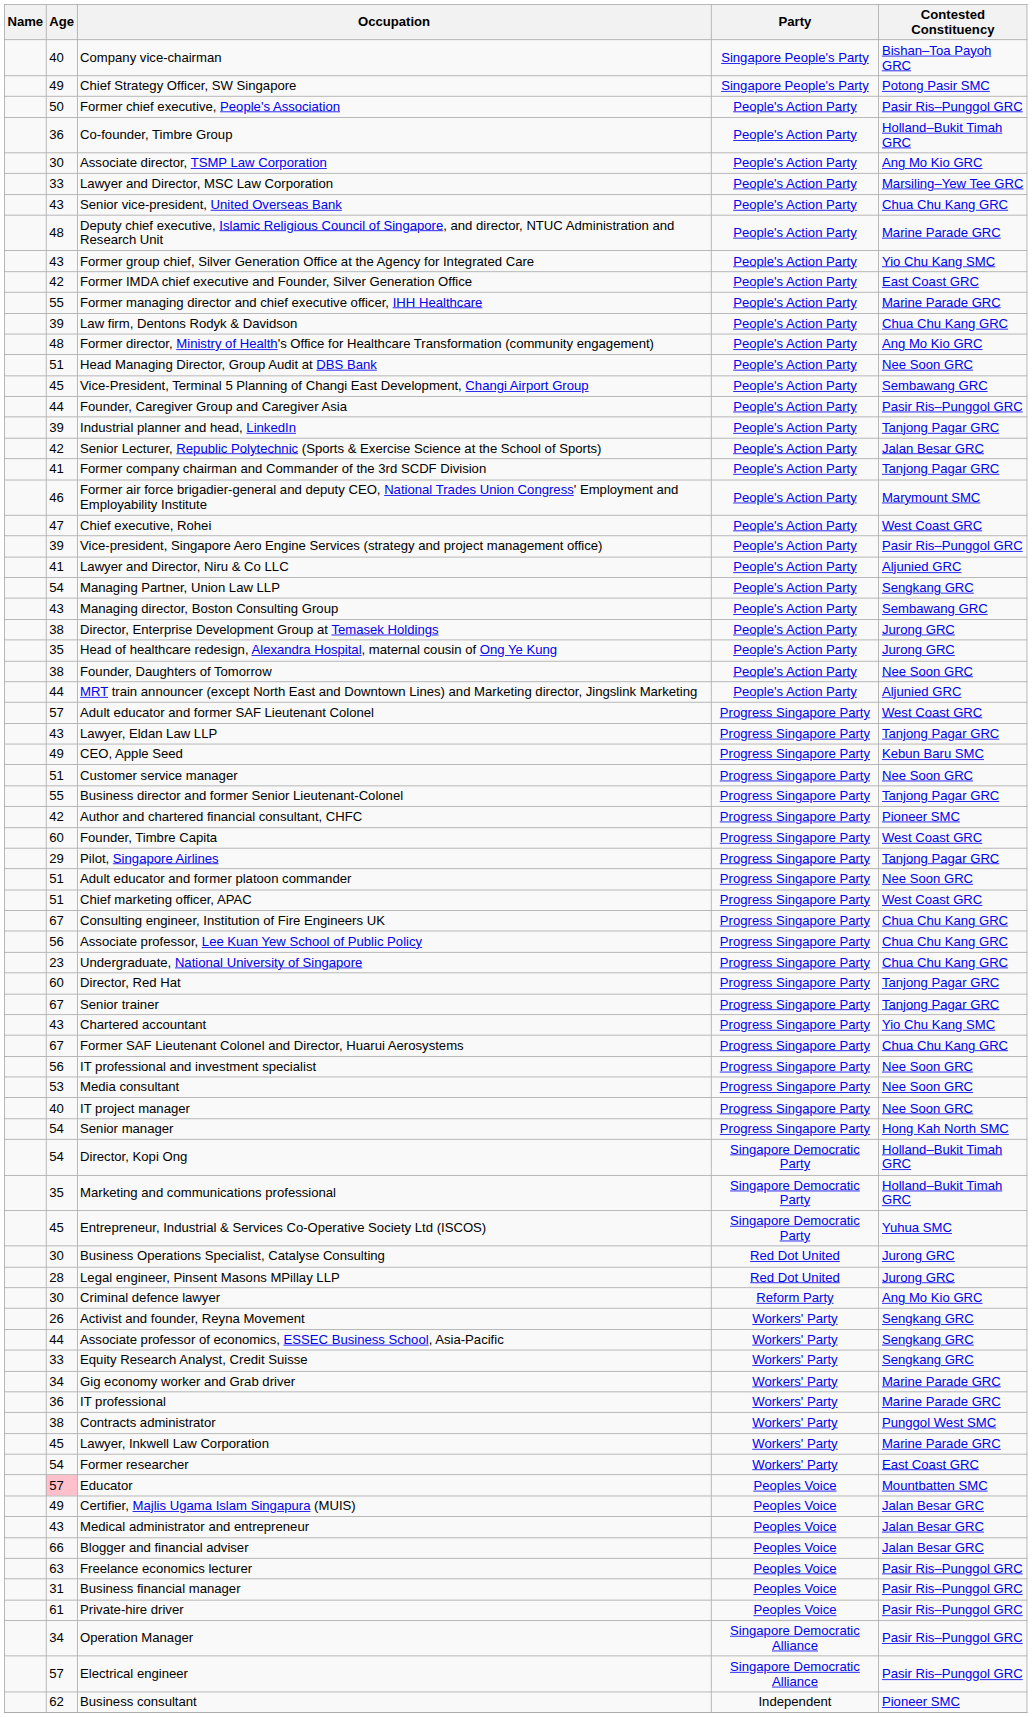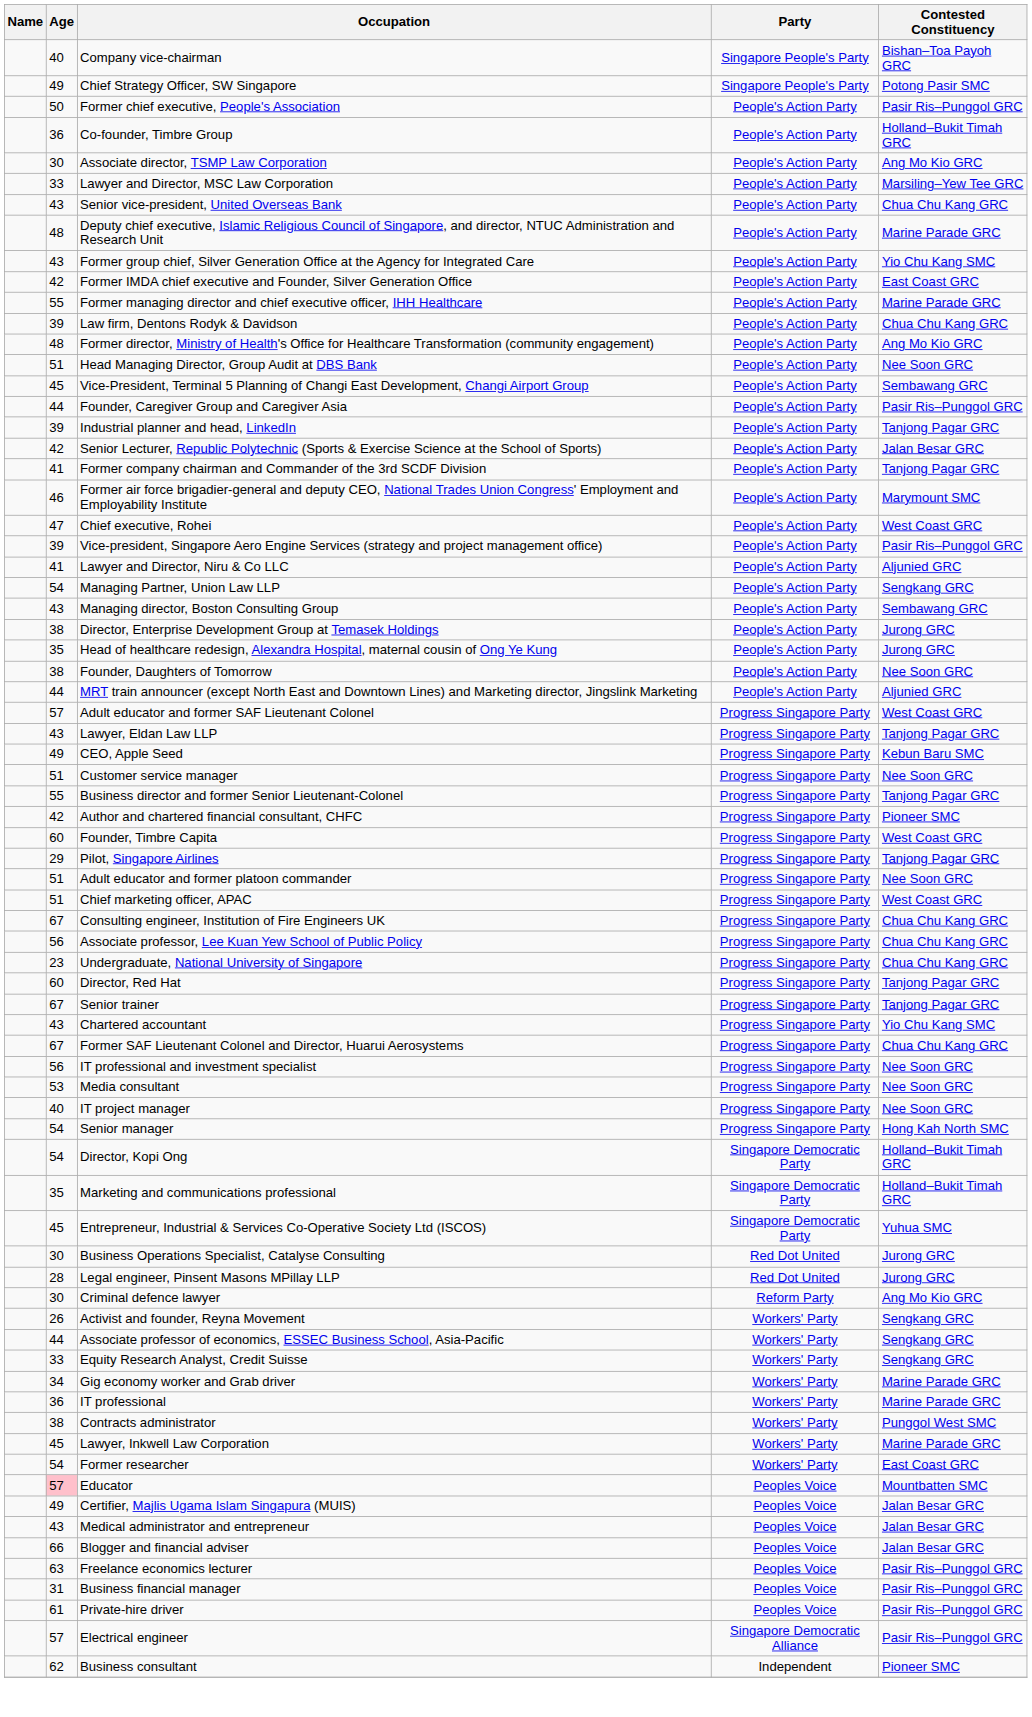- row: (137, 1638)
